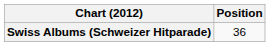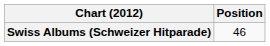(239, 32) 36 -> (239, 32) 46
